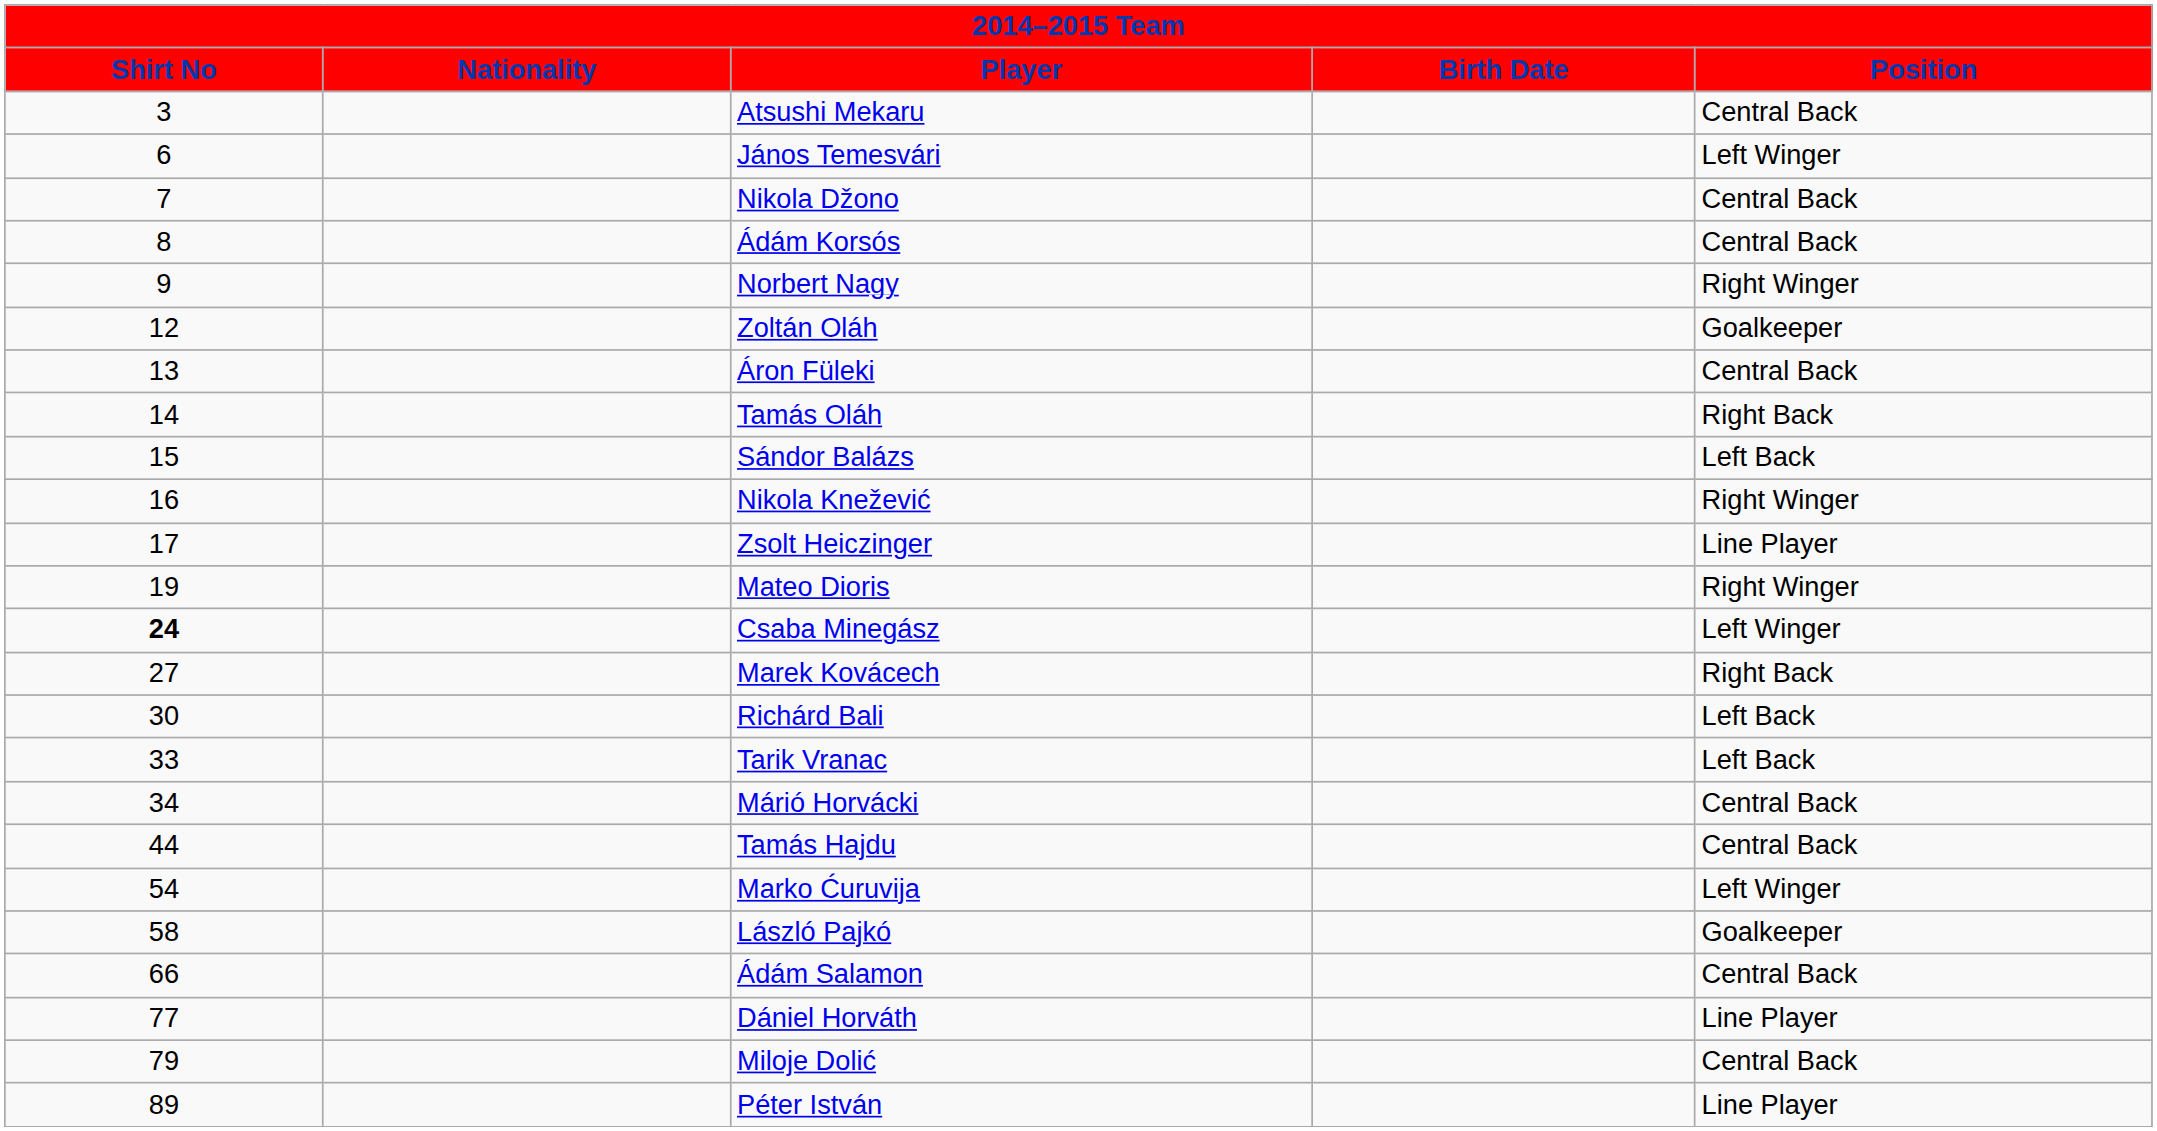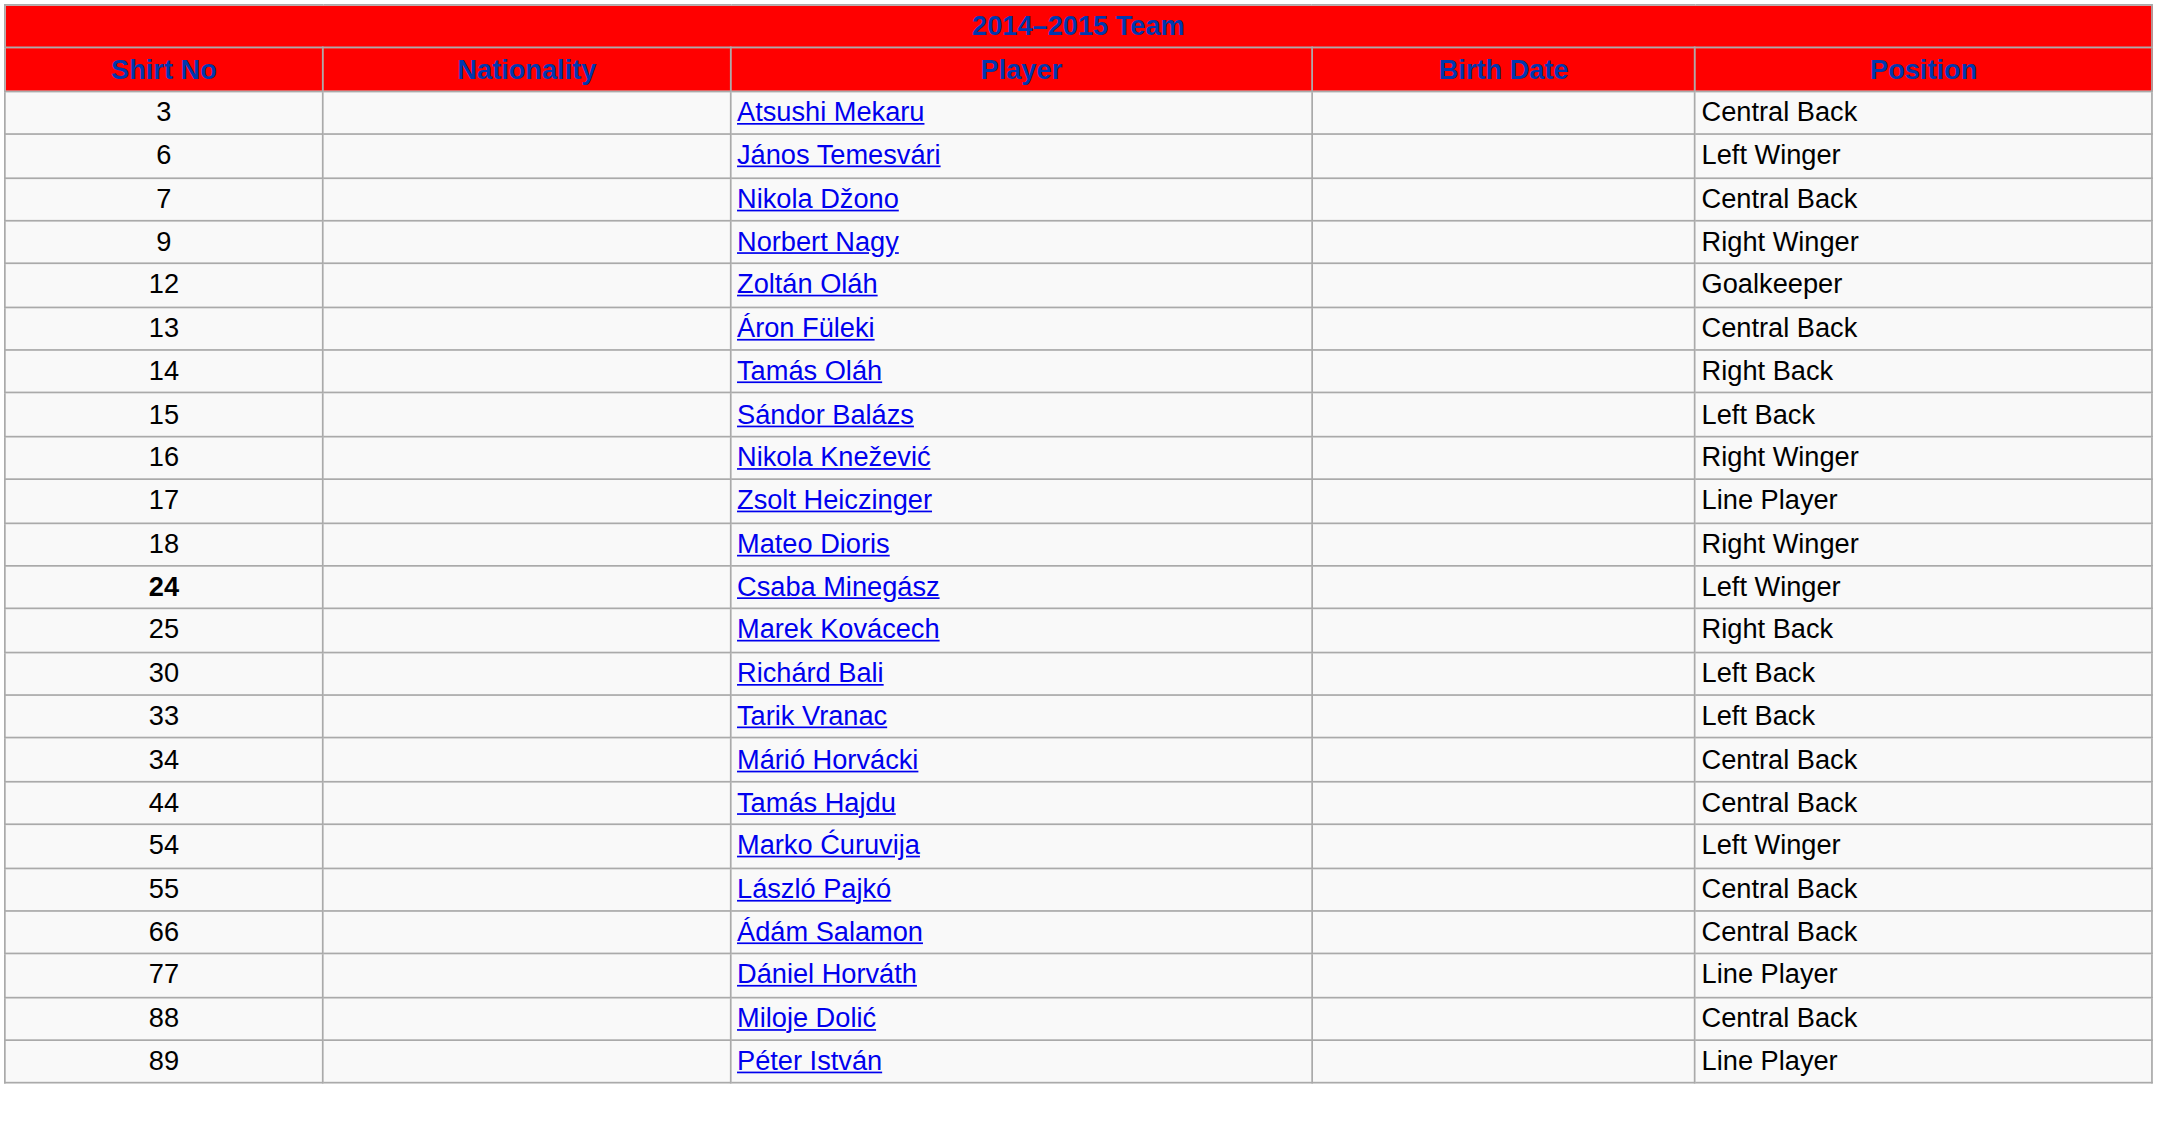- row: (819, 241)
(164, 586) 19 -> (164, 543) 18
(164, 673) 27 -> (164, 629) 25
(164, 931) 58 -> (164, 888) 55
(1772, 931) Goalkeeper -> (1779, 888) Central Back
(164, 1061) 79 -> (164, 1018) 88
